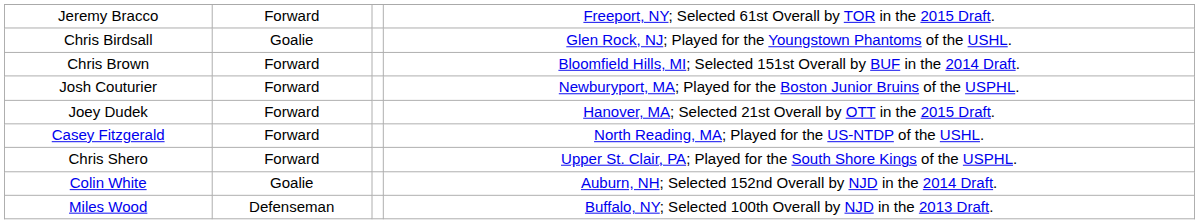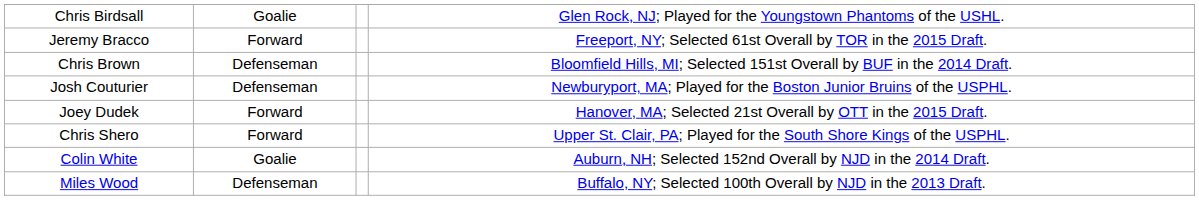rows swapped: (108, 40) <-> (108, 16)
(292, 64) Forward -> (275, 64) Defenseman
(292, 87) Forward -> (275, 87) Defenseman
- row: (108, 135)
